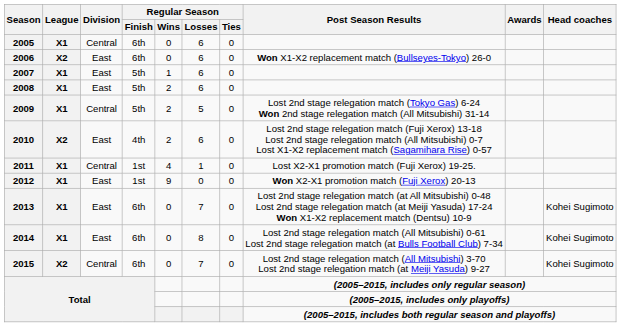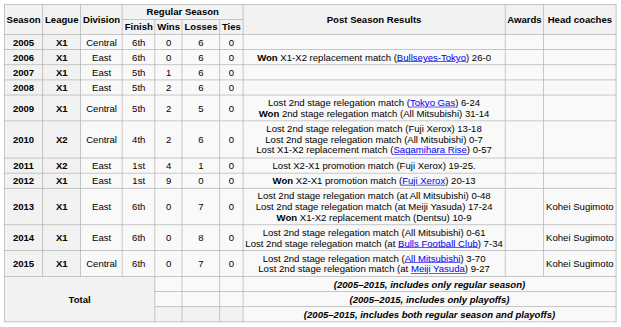(62, 58) X2 -> (62, 58) X1
(102, 140) East -> (102, 140) Central
(62, 165) X1 -> (62, 165) X2
(102, 165) Central -> (102, 165) East
(62, 264) X2 -> (62, 264) X1
